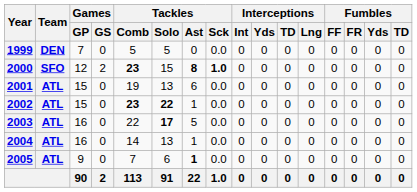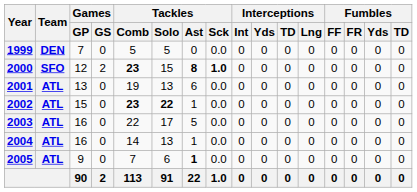(81, 86) 15 -> (81, 86) 13
(167, 123) bold -> (167, 123) normal
